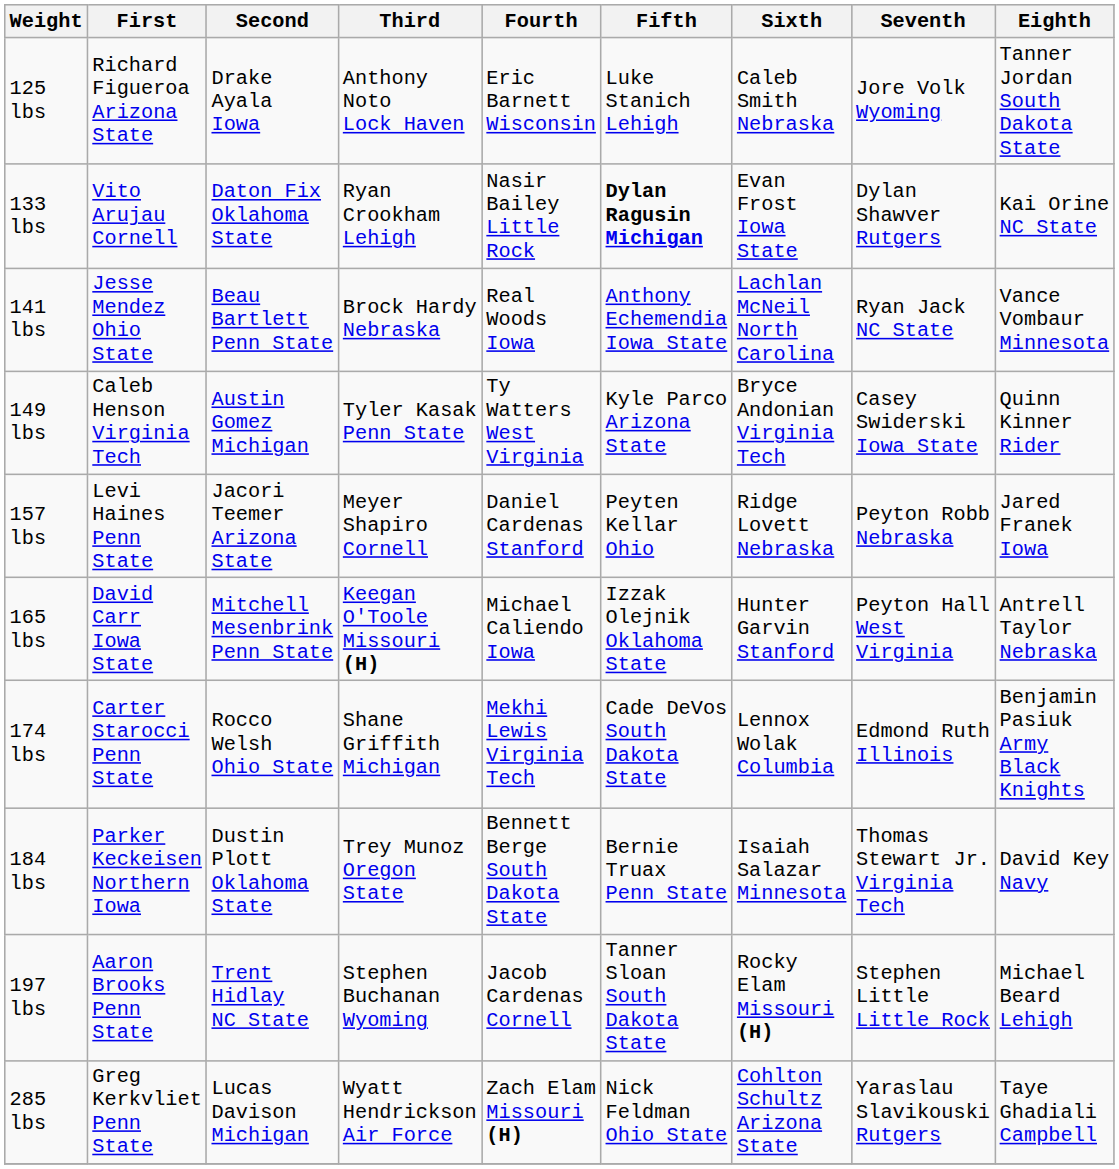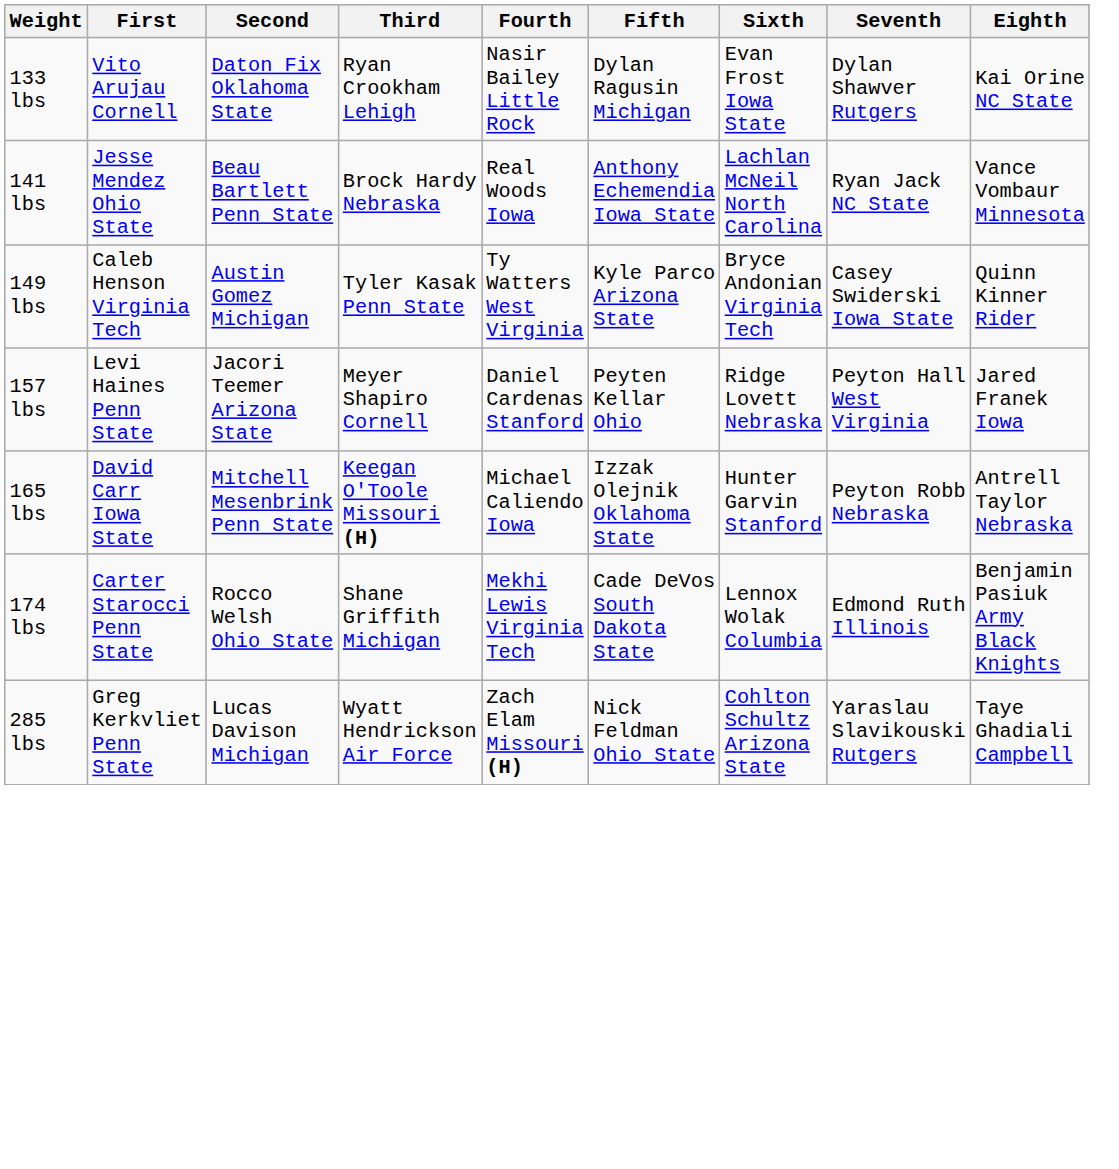- row: (28, 101)
(654, 216) bold -> (642, 89) normal
(923, 526) Peyton Robb Nebraska -> (899, 399) Peyton Hall West Virginia
(923, 629) Peyton Hall West Virginia -> (899, 502) Peyton Robb Nebraska
- row: (28, 871)
- row: (28, 997)
